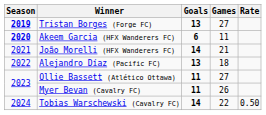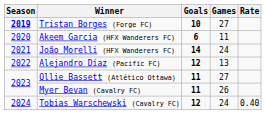(196, 24) 13 -> (196, 24) 10
(21, 37) bold -> (21, 37) normal
(224, 50) 21 -> (224, 50) 24
(196, 63) 13 -> (196, 63) 12
(224, 63) 18 -> (224, 63) 13
(196, 103) 14 -> (196, 103) 12
(224, 103) 22 -> (224, 103) 24
(250, 103) 0.50 -> (250, 103) 0.40
